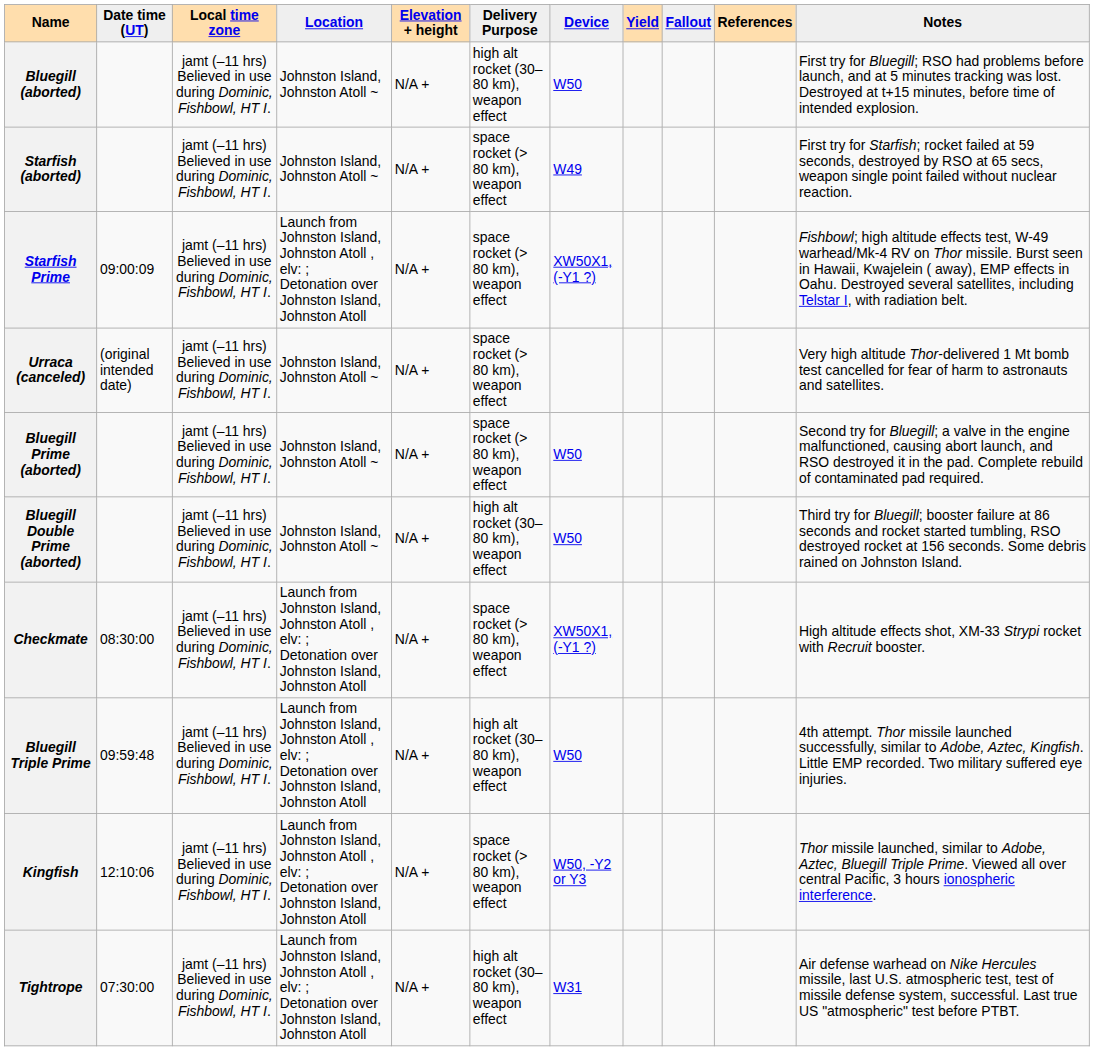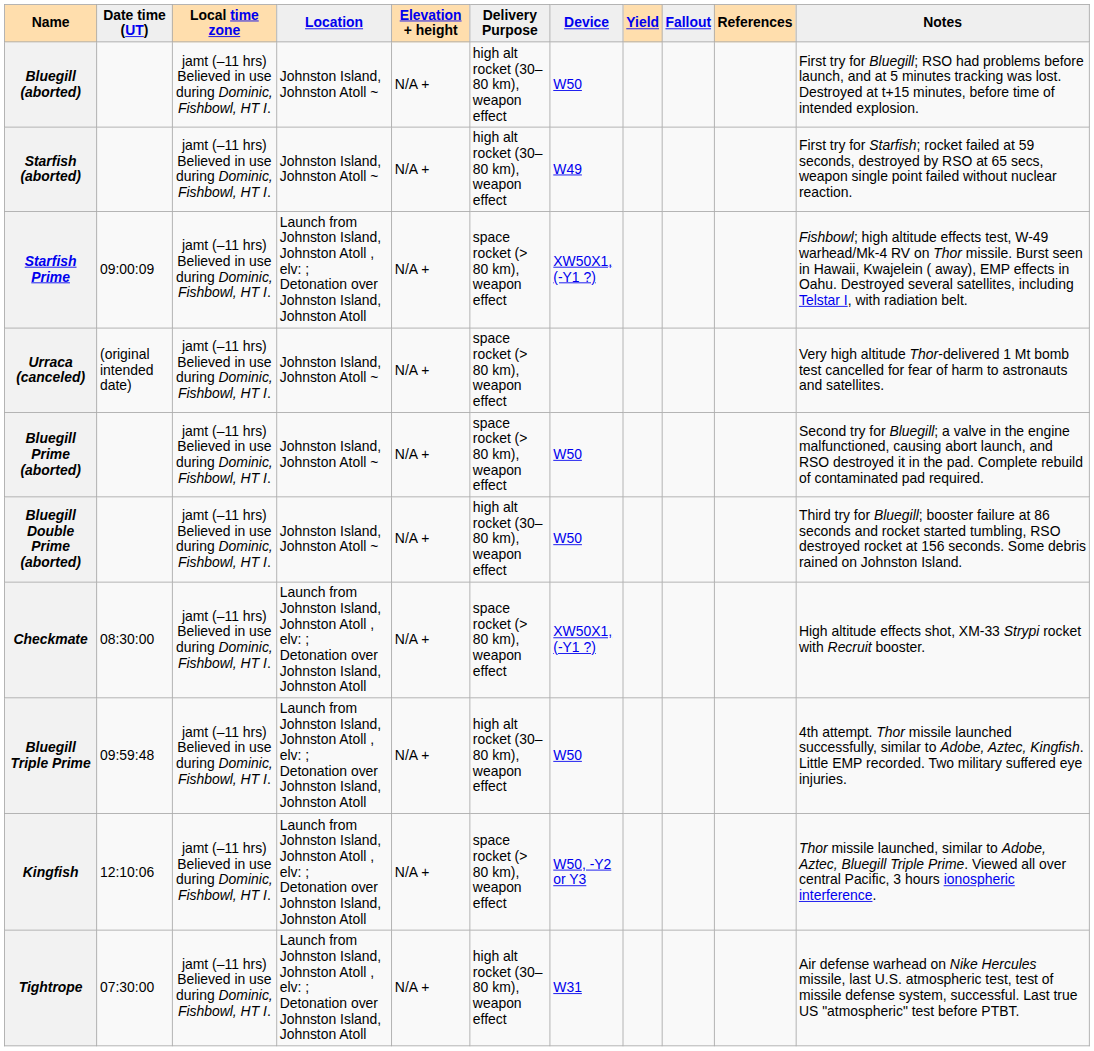(500, 169) space rocket (> 80 km), weapon effect -> (508, 169) high alt rocket (30–80 km), weapon effect
